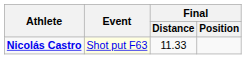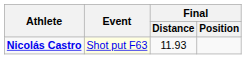(173, 46) 11.33 -> (173, 46) 11.93
